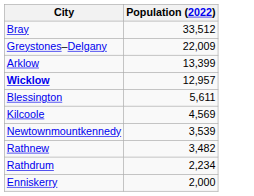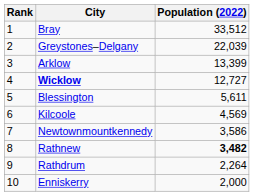+ column: (20, 13)
(199, 47) 22,009 -> (230, 47) 22,039
(199, 81) 12,957 -> (230, 81) 12,727
(202, 132) 3,539 -> (233, 132) 3,586
(202, 149) normal -> (233, 149) bold
(202, 166) 2,234 -> (233, 166) 2,264
